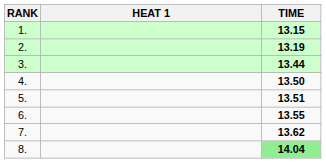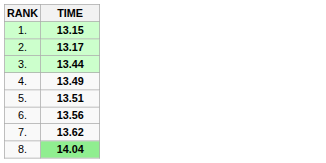- column: (151, 13)
(291, 47) 13.19 -> (70, 47) 13.17
(291, 82) 13.50 -> (70, 82) 13.49
(291, 116) 13.55 -> (70, 116) 13.56
